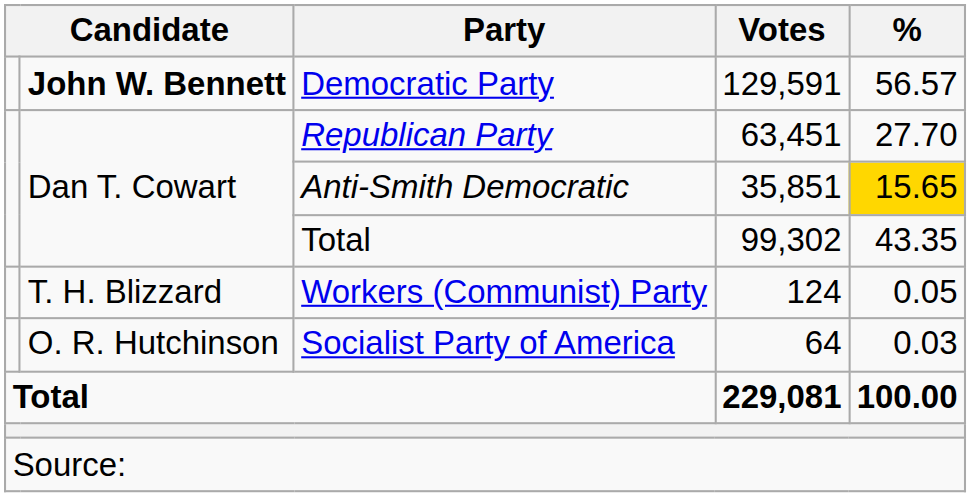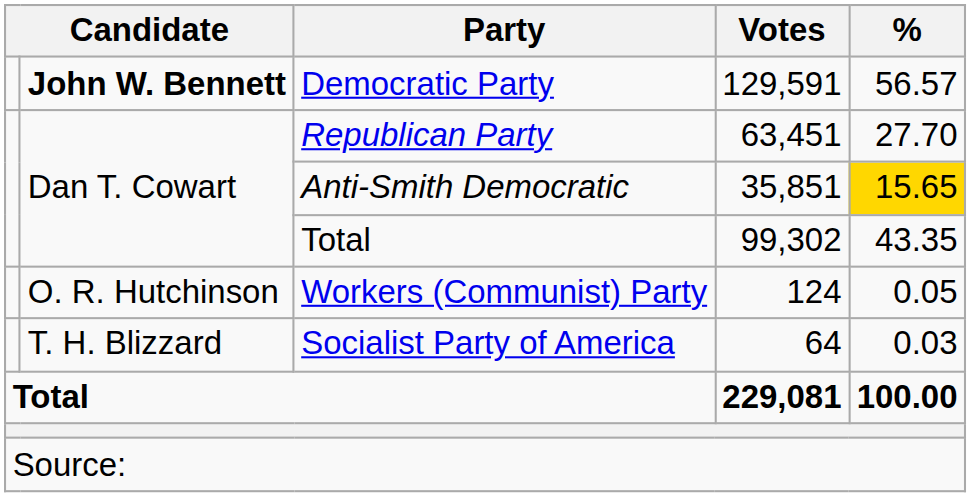(125, 291) T. H. Blizzard -> (153, 291) O. R. Hutchinson
(153, 344) O. R. Hutchinson -> (125, 344) T. H. Blizzard
